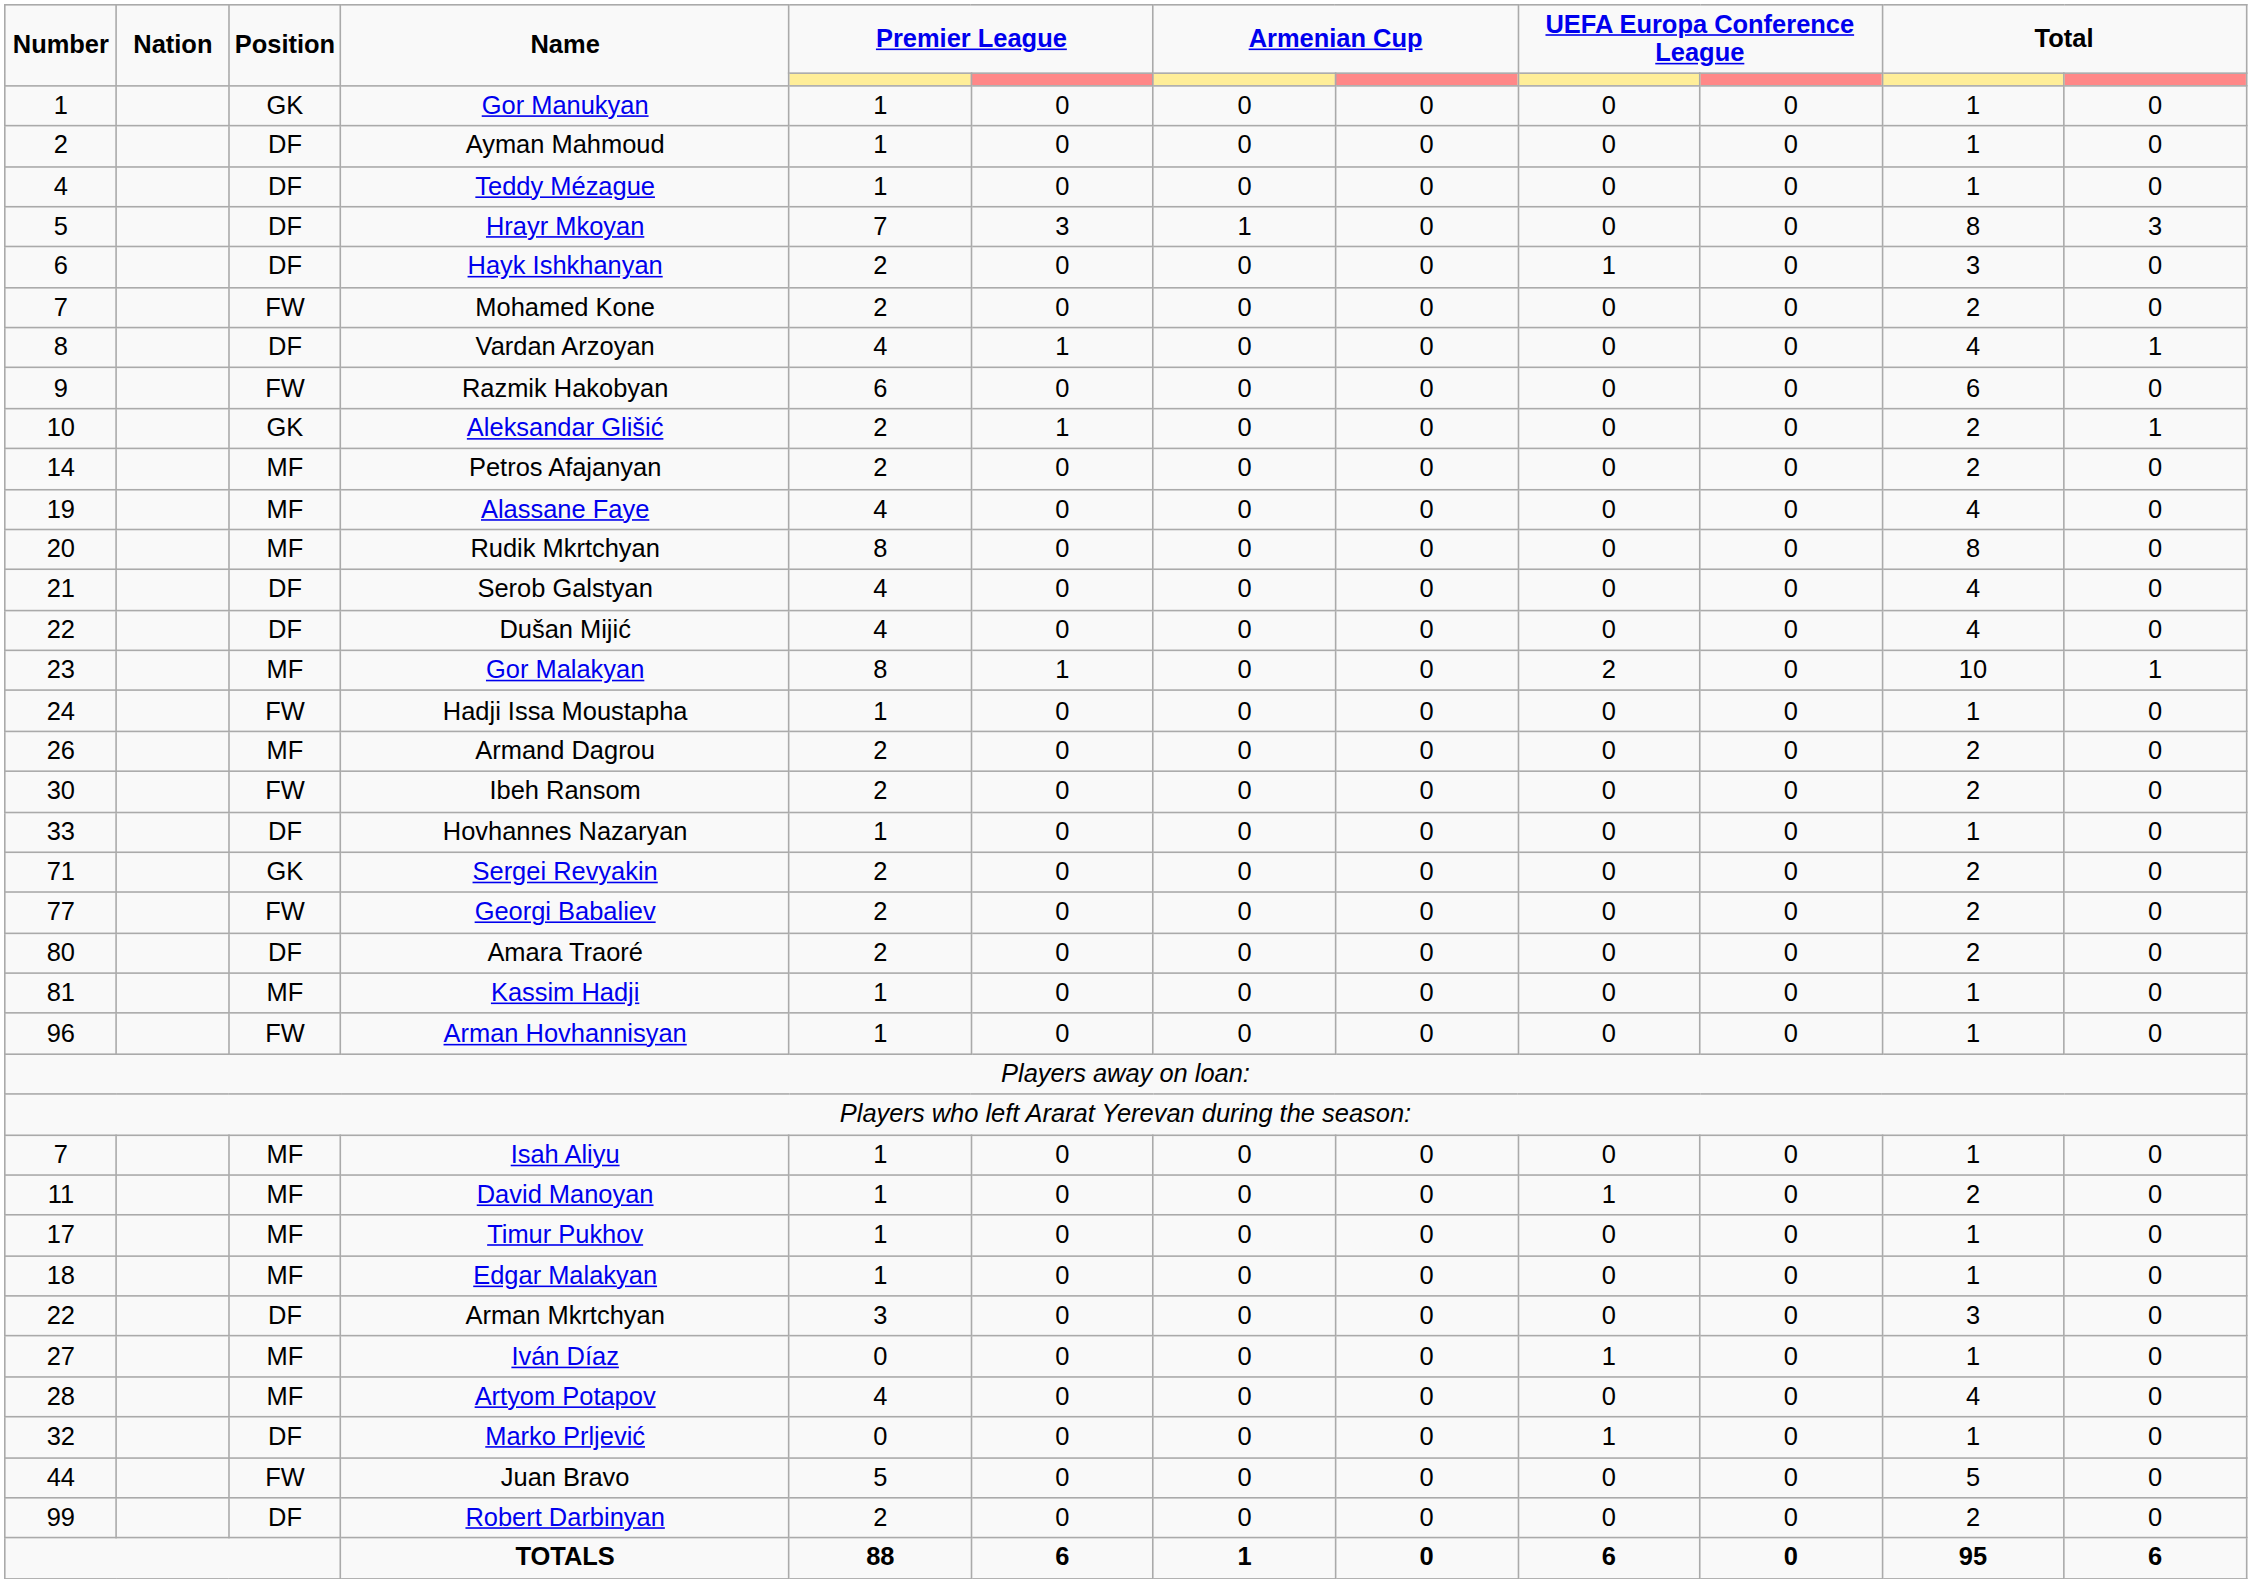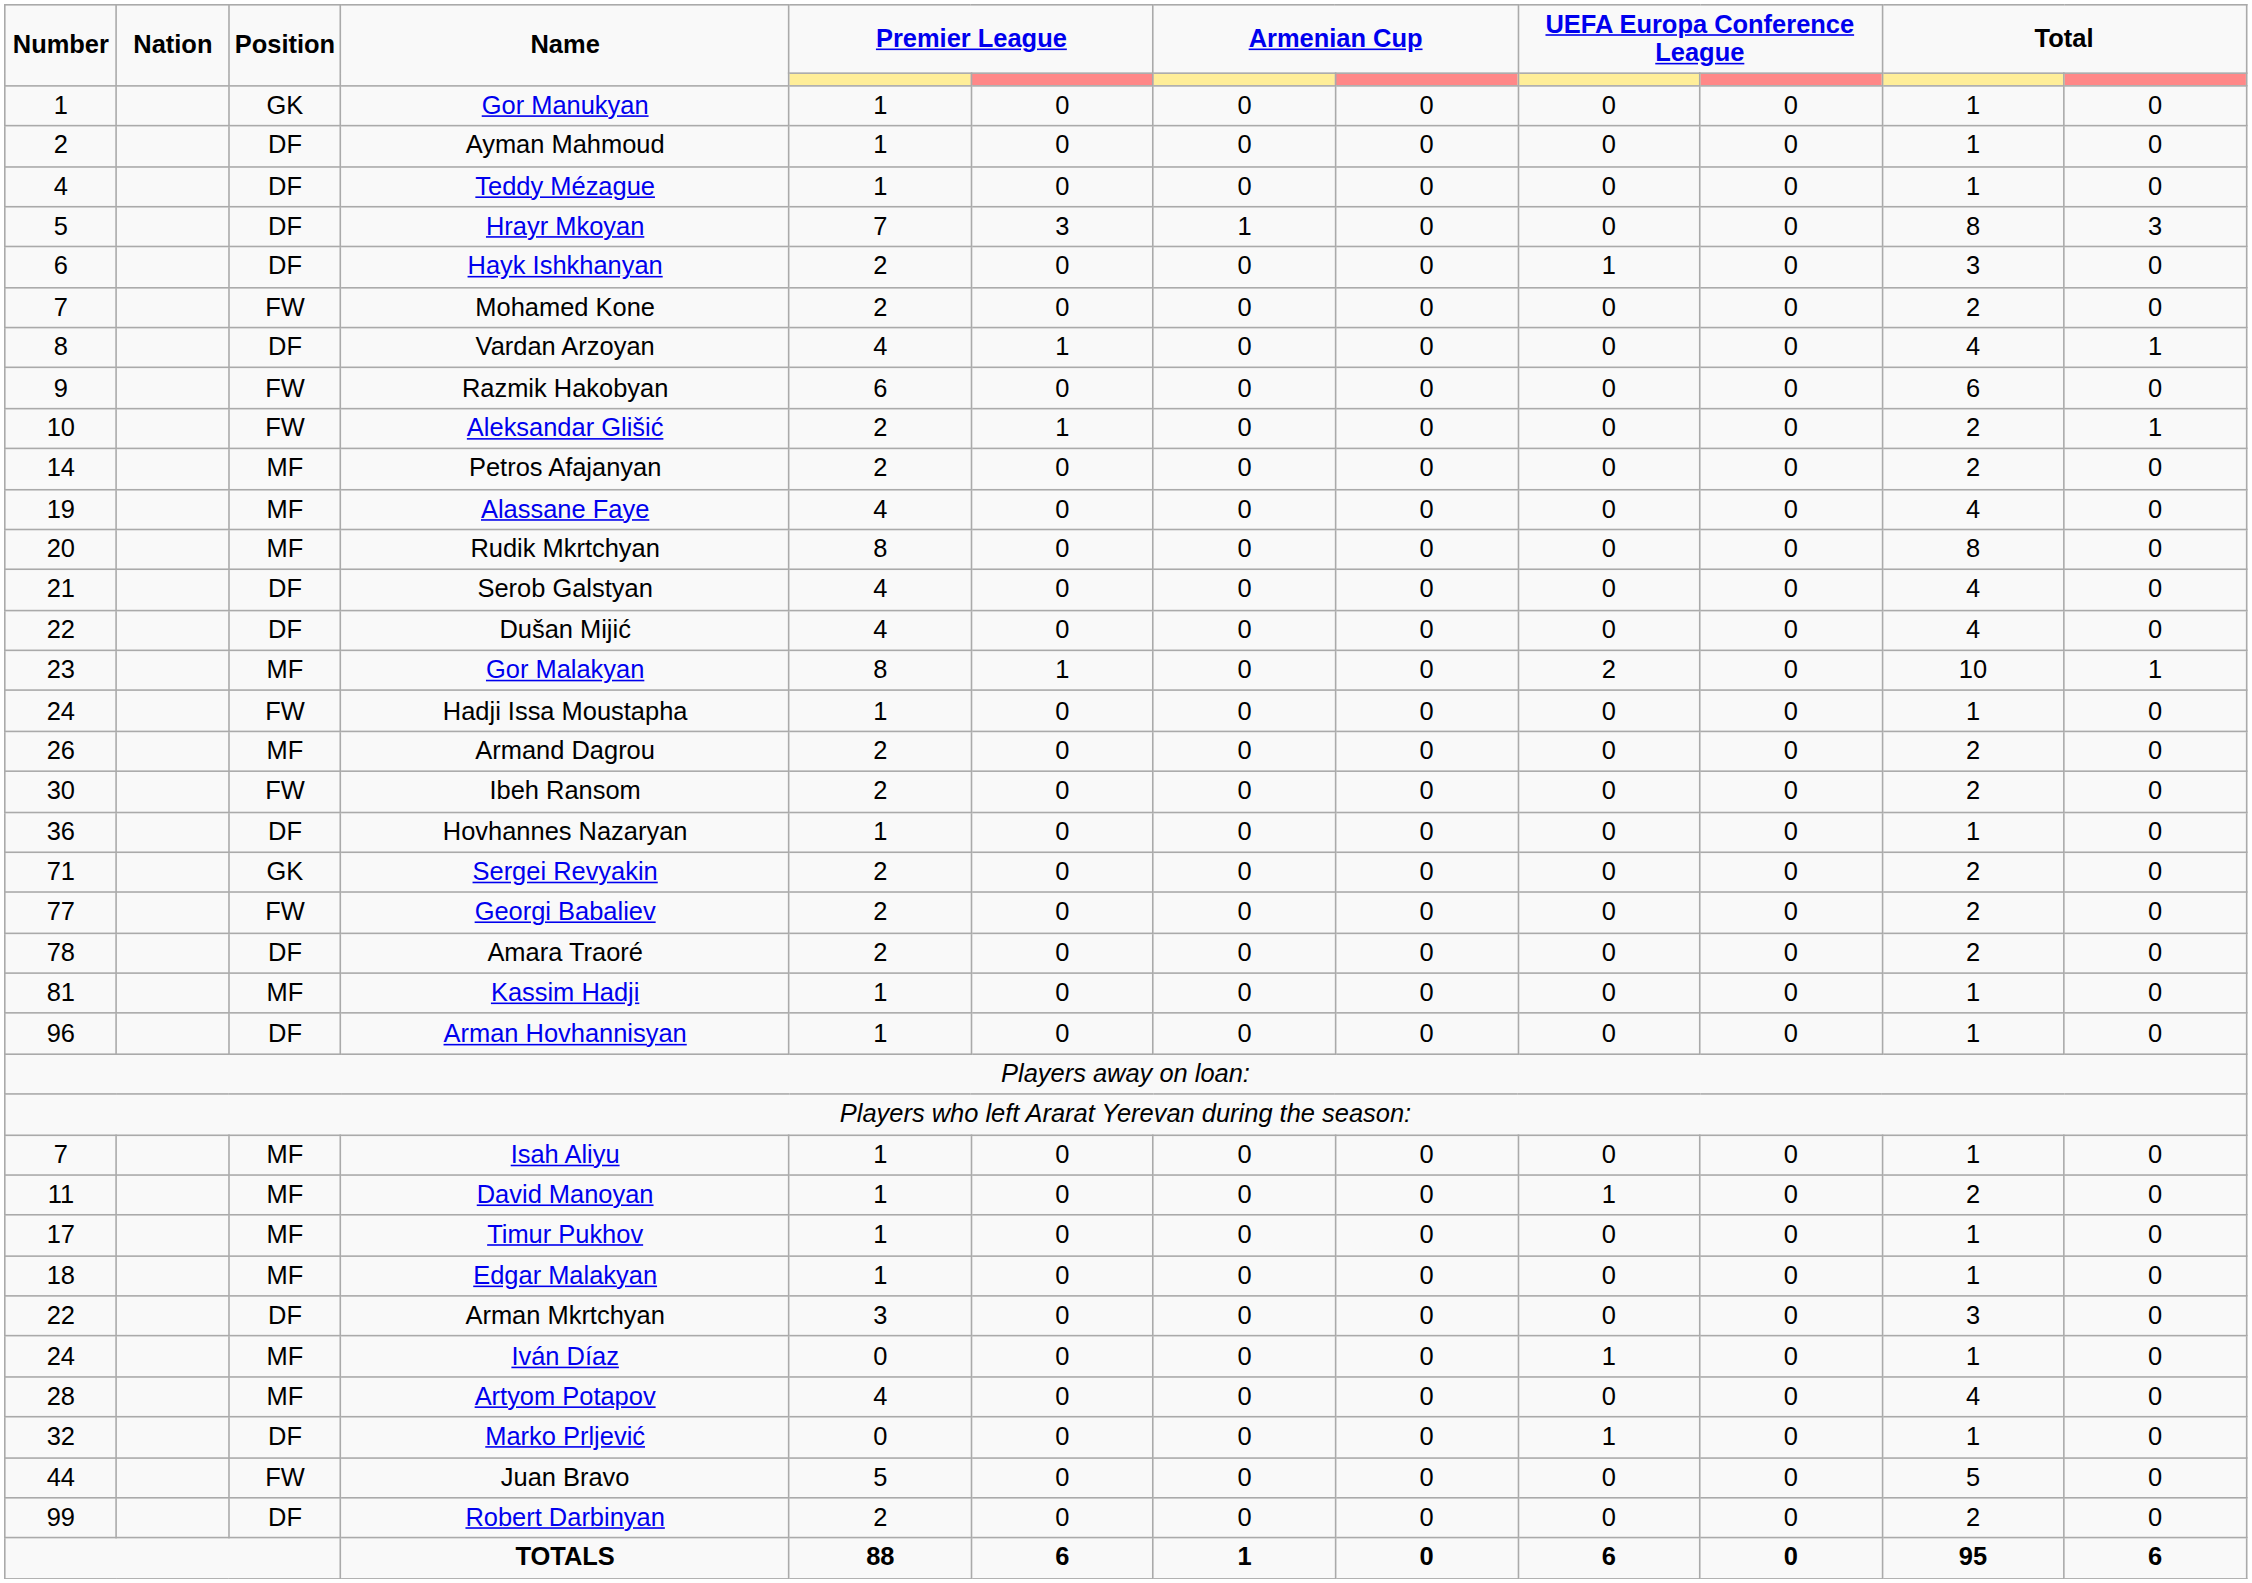(285, 428) GK -> (285, 428) FW
(61, 831) 33 -> (61, 831) 36
(61, 952) 80 -> (61, 952) 78
(285, 1033) FW -> (285, 1033) DF
(61, 1356) 27 -> (61, 1356) 24
